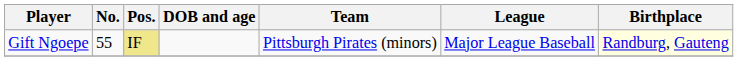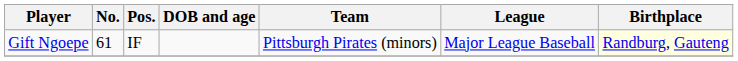(104, 42) 55 -> (104, 42) 61
(134, 42) khaki background -> (134, 42) no background
